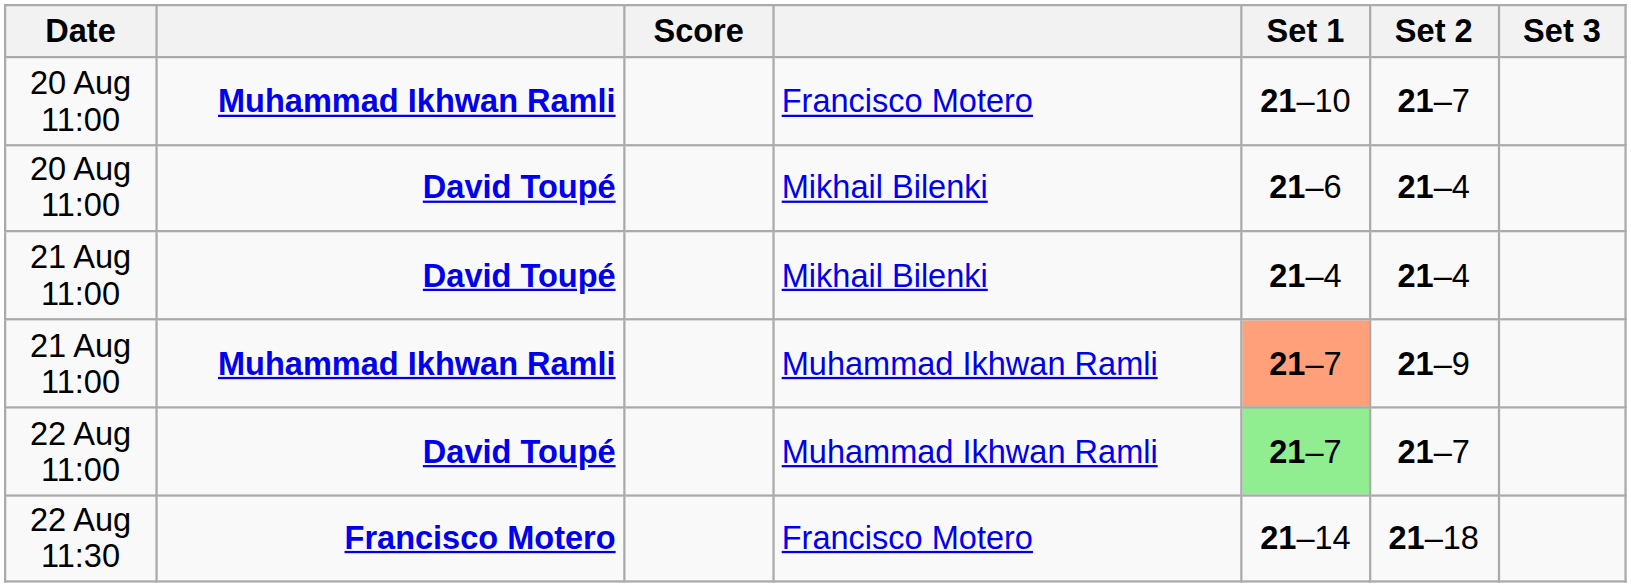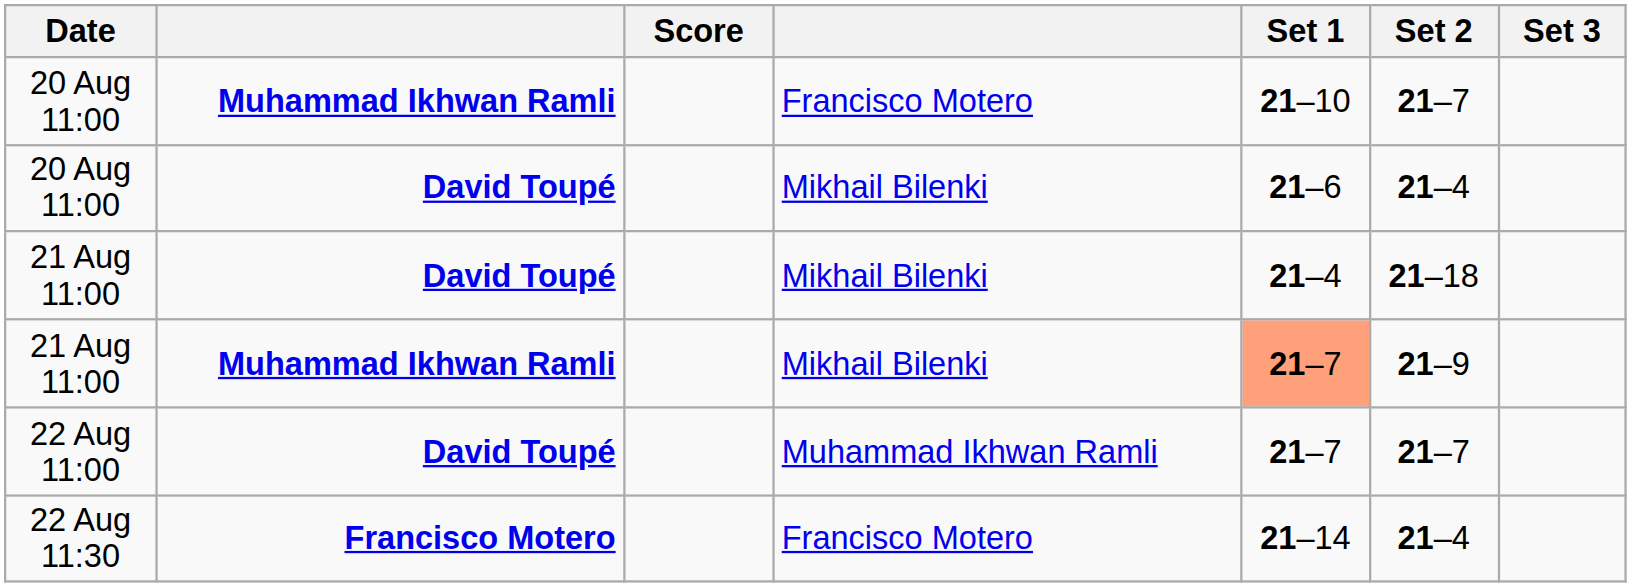(1434, 276) 21–4 -> (1434, 276) 21–18
(970, 363) Muhammad Ikhwan Ramli -> (885, 363) Mikhail Bilenki
(1305, 451) lightgreen background -> (1305, 451) no background
(1434, 539) 21–18 -> (1434, 539) 21–4
